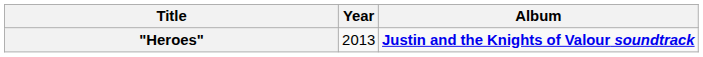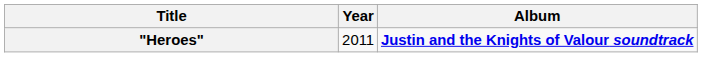(359, 39) 2013 -> (358, 39) 2011
